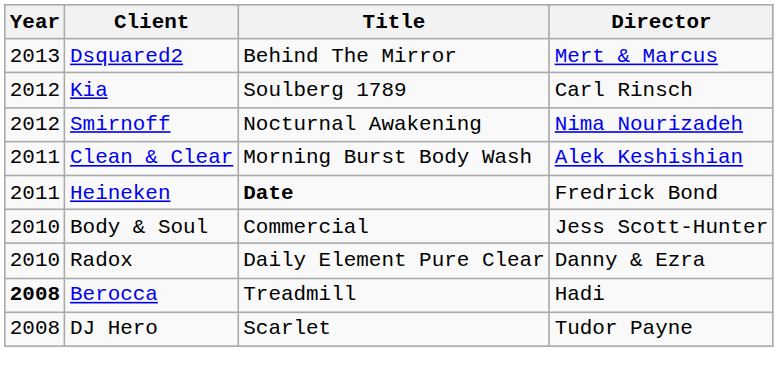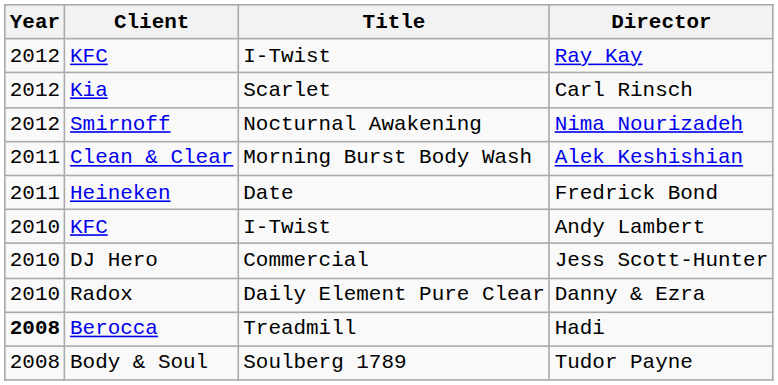- row: (636, 56)
+ row: (599, 56)
(325, 90) Soulberg 1789 -> (287, 90) Scarlet
(268, 192) bold -> (268, 192) normal
+ row: (630, 227)
(139, 227) Body & Soul -> (114, 261) DJ Hero
(114, 329) DJ Hero -> (139, 363) Body & Soul
(287, 329) Scarlet -> (325, 363) Soulberg 1789
